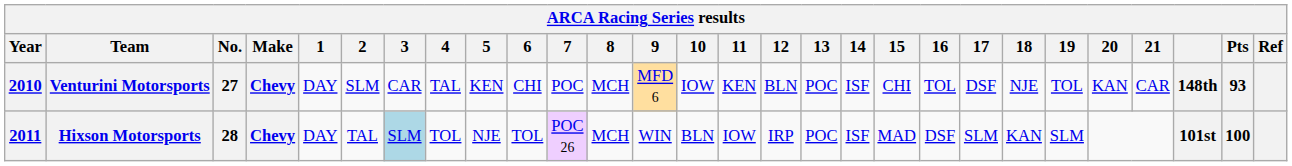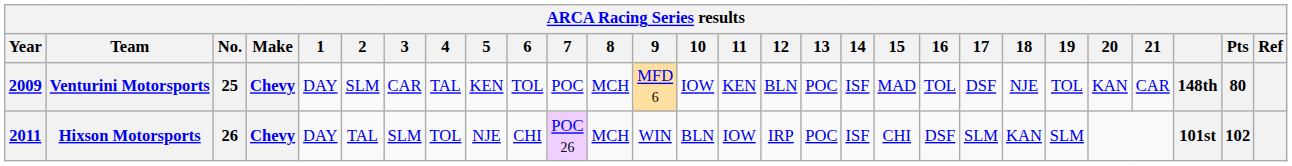(25, 86) 2010 -> (25, 86) 2009
(230, 86) 27 -> (230, 86) 25
(527, 86) CHI -> (527, 86) TOL
(897, 86) CHI -> (897, 86) MAD
(1238, 86) 93 -> (1238, 86) 80
(230, 135) 28 -> (230, 135) 26
(405, 135) lightblue background -> (405, 135) no background
(527, 135) TOL -> (527, 135) CHI
(897, 135) MAD -> (897, 135) CHI
(1238, 135) 100 -> (1238, 135) 102
